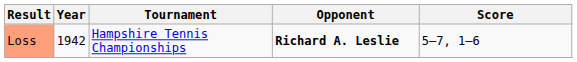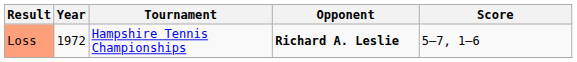(71, 41) 1942 -> (71, 41) 1972
